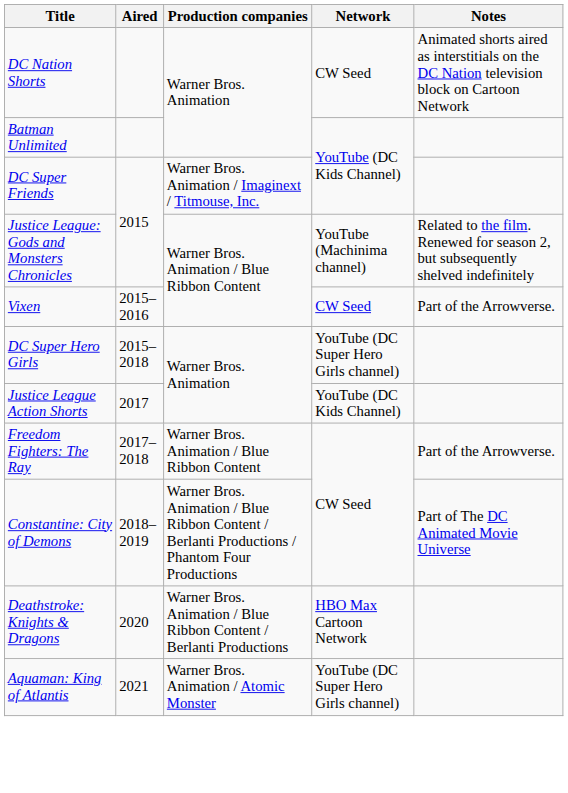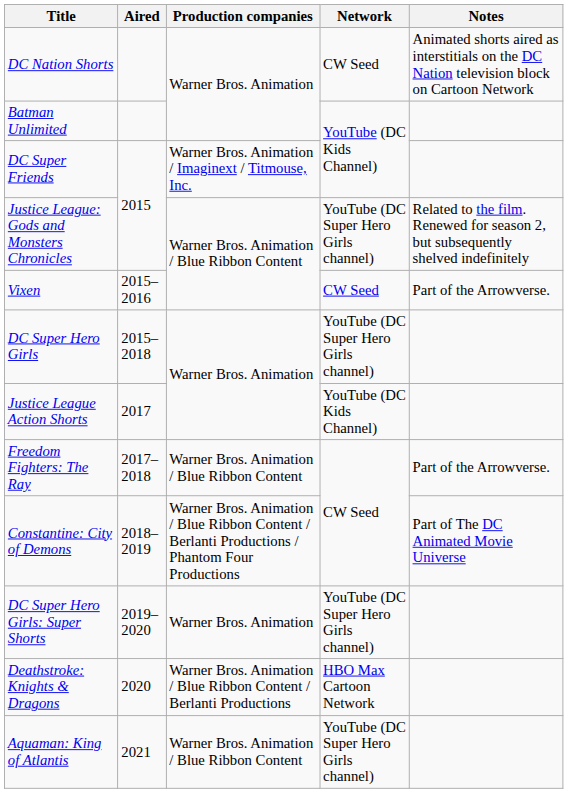(351, 250) YouTube (Machinima channel) -> (364, 233) YouTube (DC Super Hero Girls channel)
+ row: (54, 622)
(226, 686) Warner Bros. Animation / Atomic Monster -> (241, 751) Warner Bros. Animation / Blue Ribbon Content
